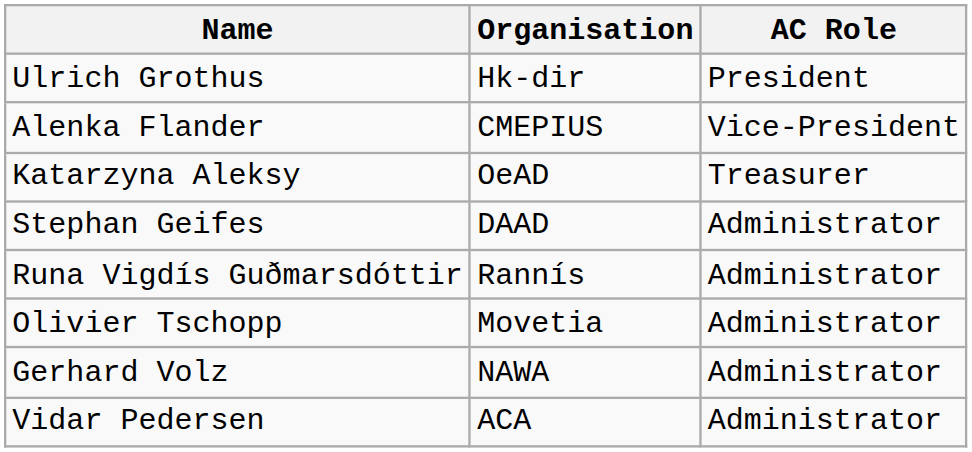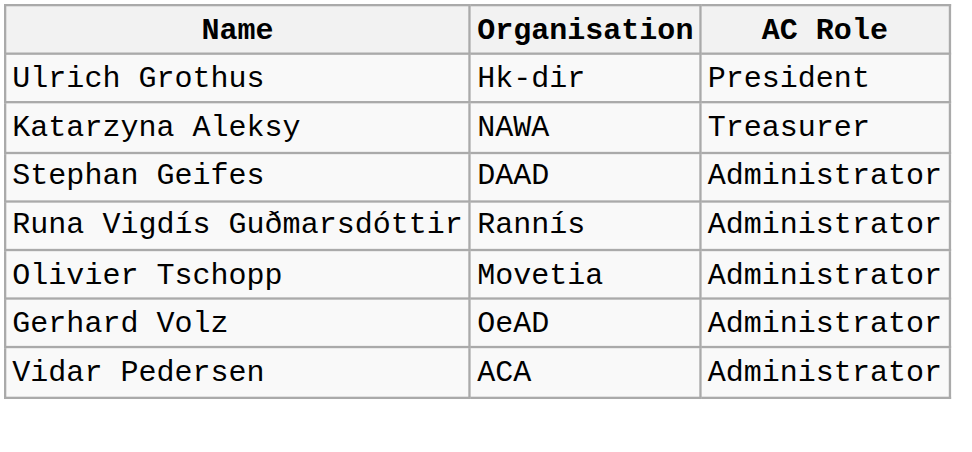- row: (138, 128)
(513, 176) OeAD -> (513, 128) NAWA
(513, 372) NAWA -> (513, 323) OeAD
